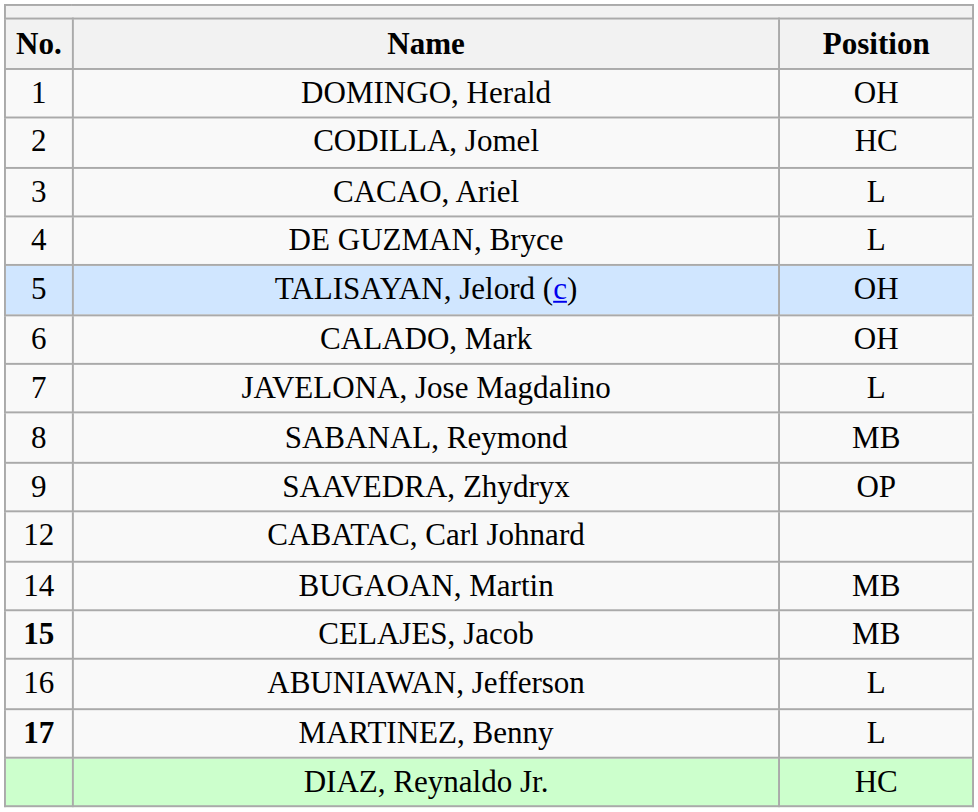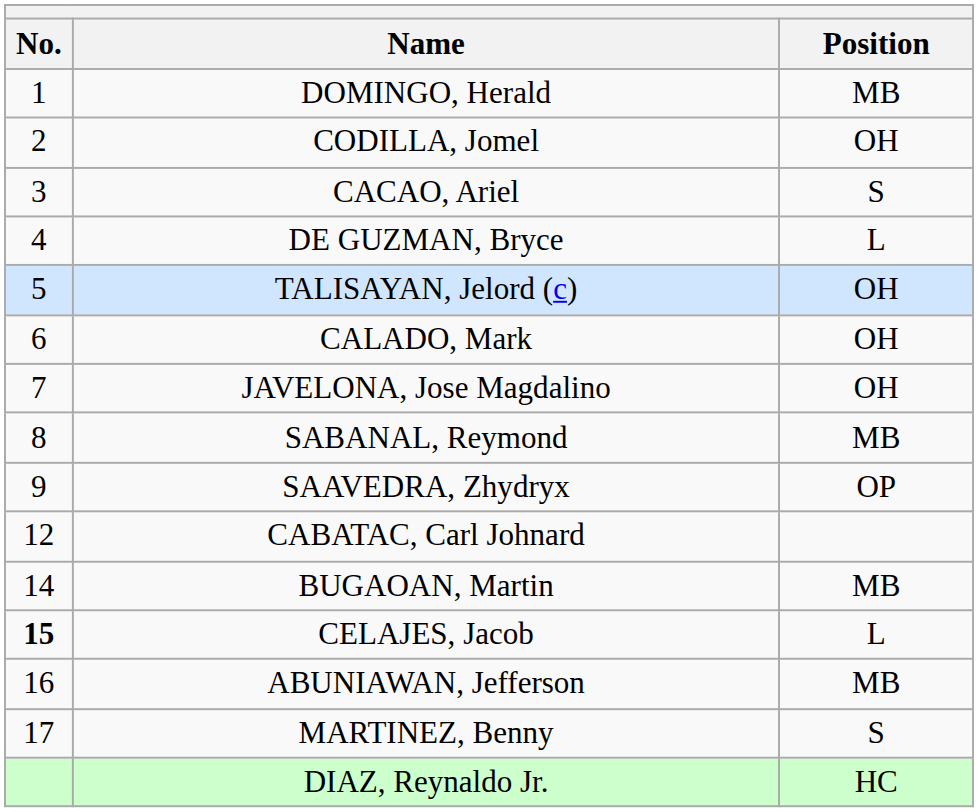(876, 92) OH -> (876, 92) MB
(876, 141) HC -> (876, 141) OH
(876, 191) L -> (876, 191) S
(876, 388) L -> (876, 388) OH
(876, 634) MB -> (876, 634) L
(876, 683) L -> (876, 683) MB
(39, 732) bold -> (39, 732) normal
(876, 732) L -> (876, 732) S
